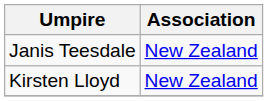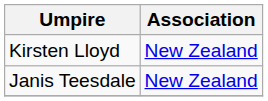rows swapped: (65, 80) <-> (72, 50)
